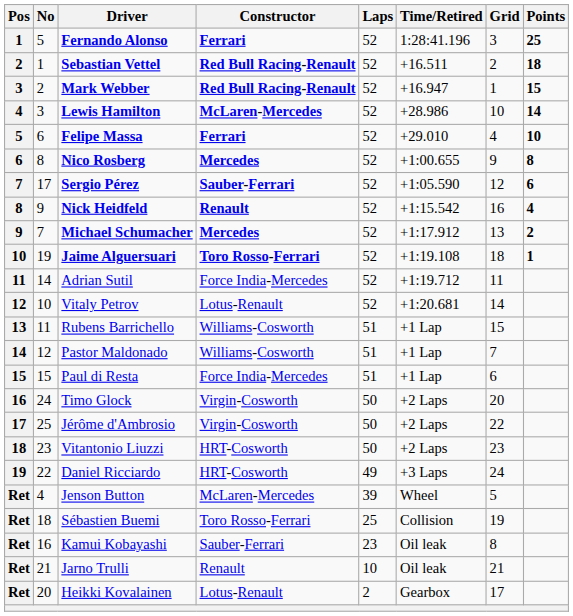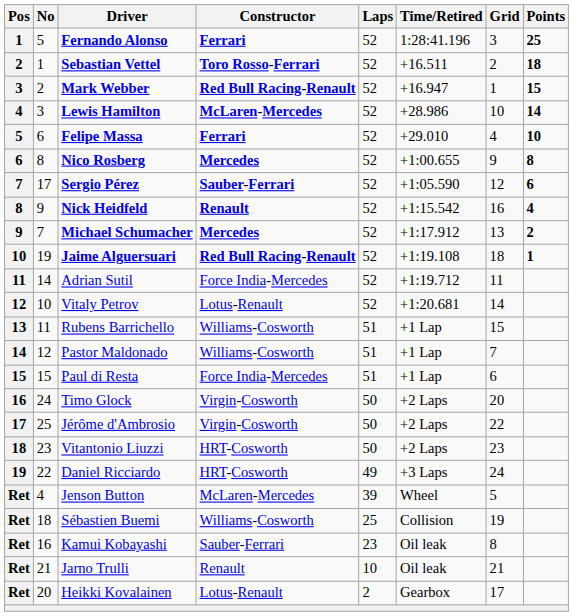(278, 64) Red Bull Racing-Renault -> (260, 64) Toro Rosso-Ferrari
(260, 256) Toro Rosso-Ferrari -> (278, 256) Red Bull Racing-Renault
(255, 520) Toro Rosso-Ferrari -> (257, 520) Williams-Cosworth
